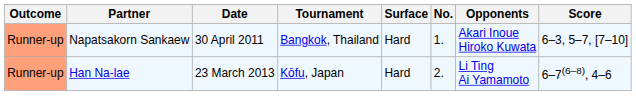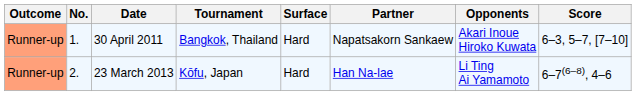columns swapped: (443, 13) <-> (129, 13)
